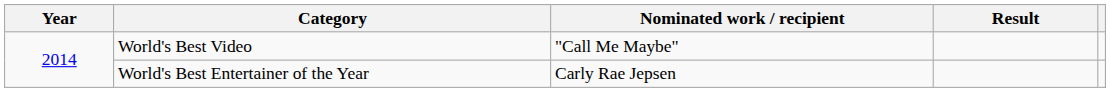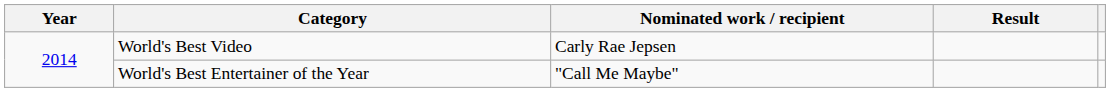(617, 45) "Call Me Maybe" -> (616, 45) Carly Rae Jepsen
(616, 73) Carly Rae Jepsen -> (617, 73) "Call Me Maybe"
